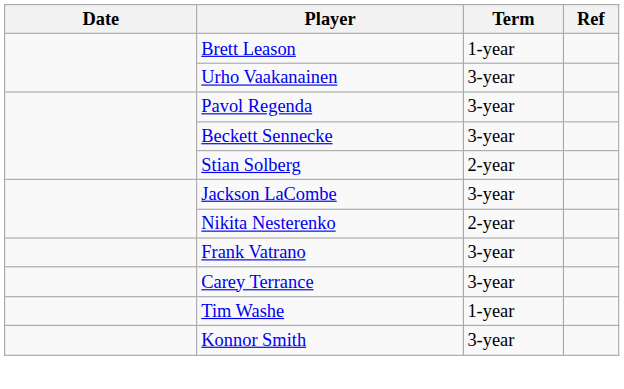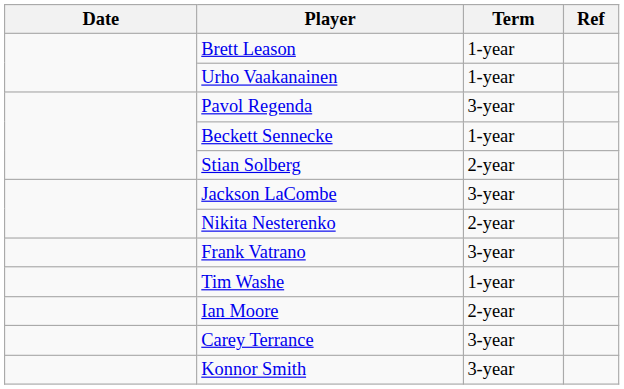(491, 77) 3-year -> (491, 77) 1-year
(491, 135) 3-year -> (491, 135) 1-year
rows swapped: (257, 281) <-> (243, 310)
+ row: (240, 310)
